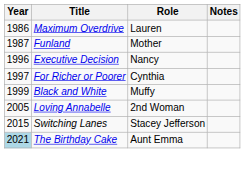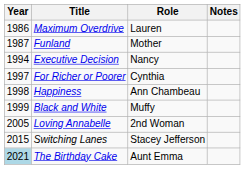(18, 60) 1996 -> (18, 60) 1994
+ row: (58, 92)
